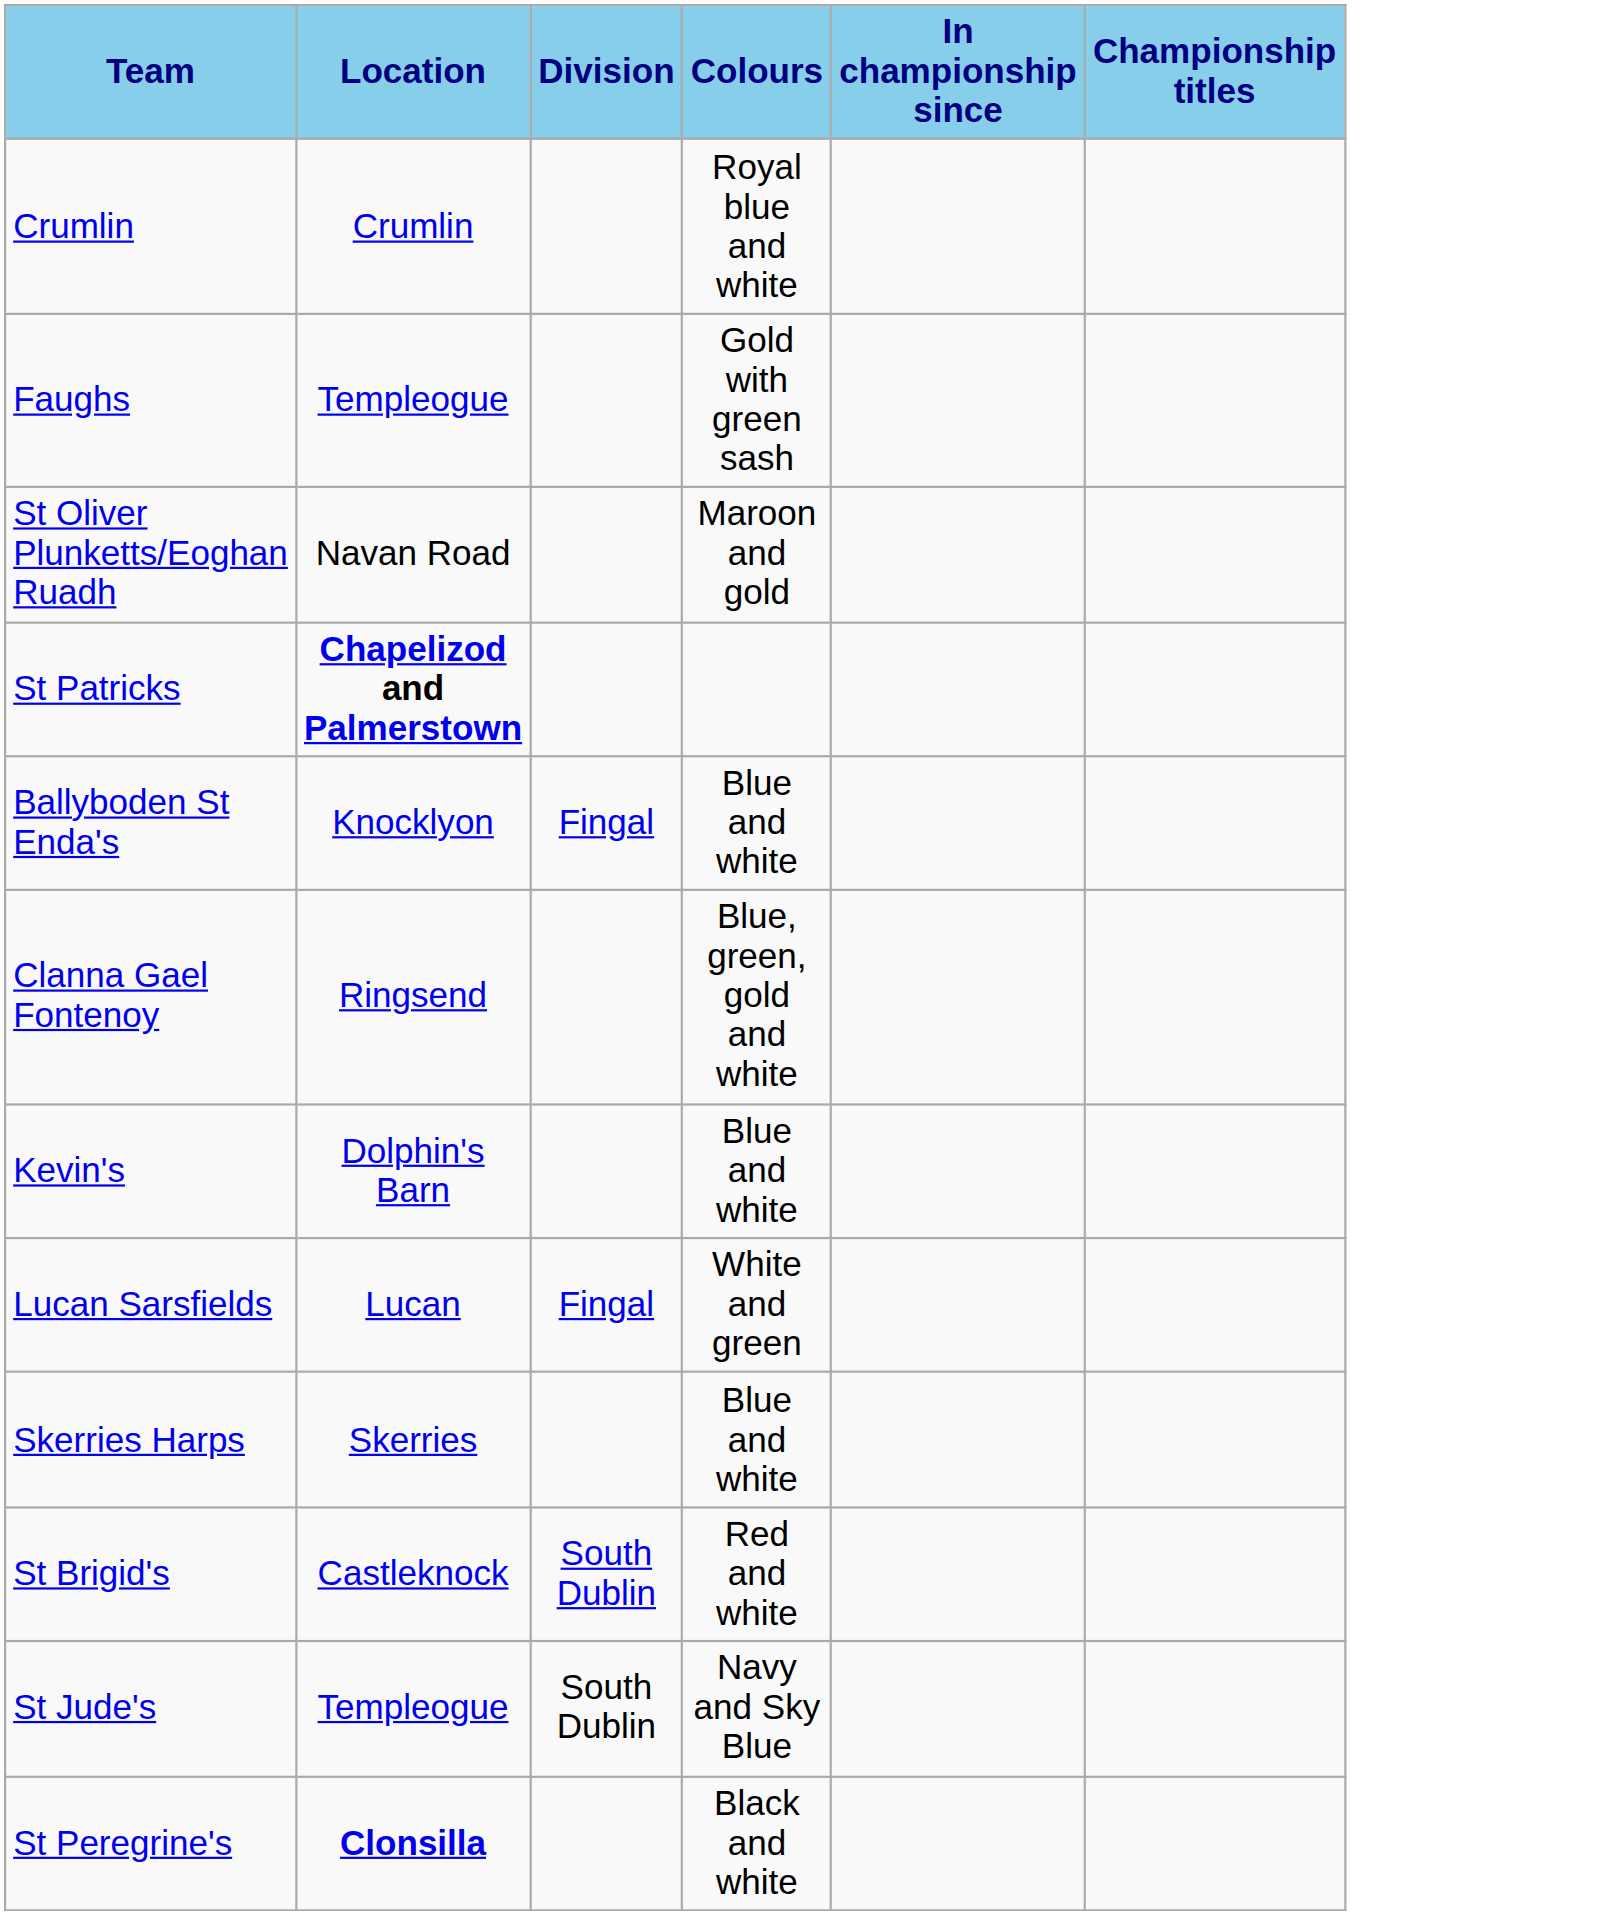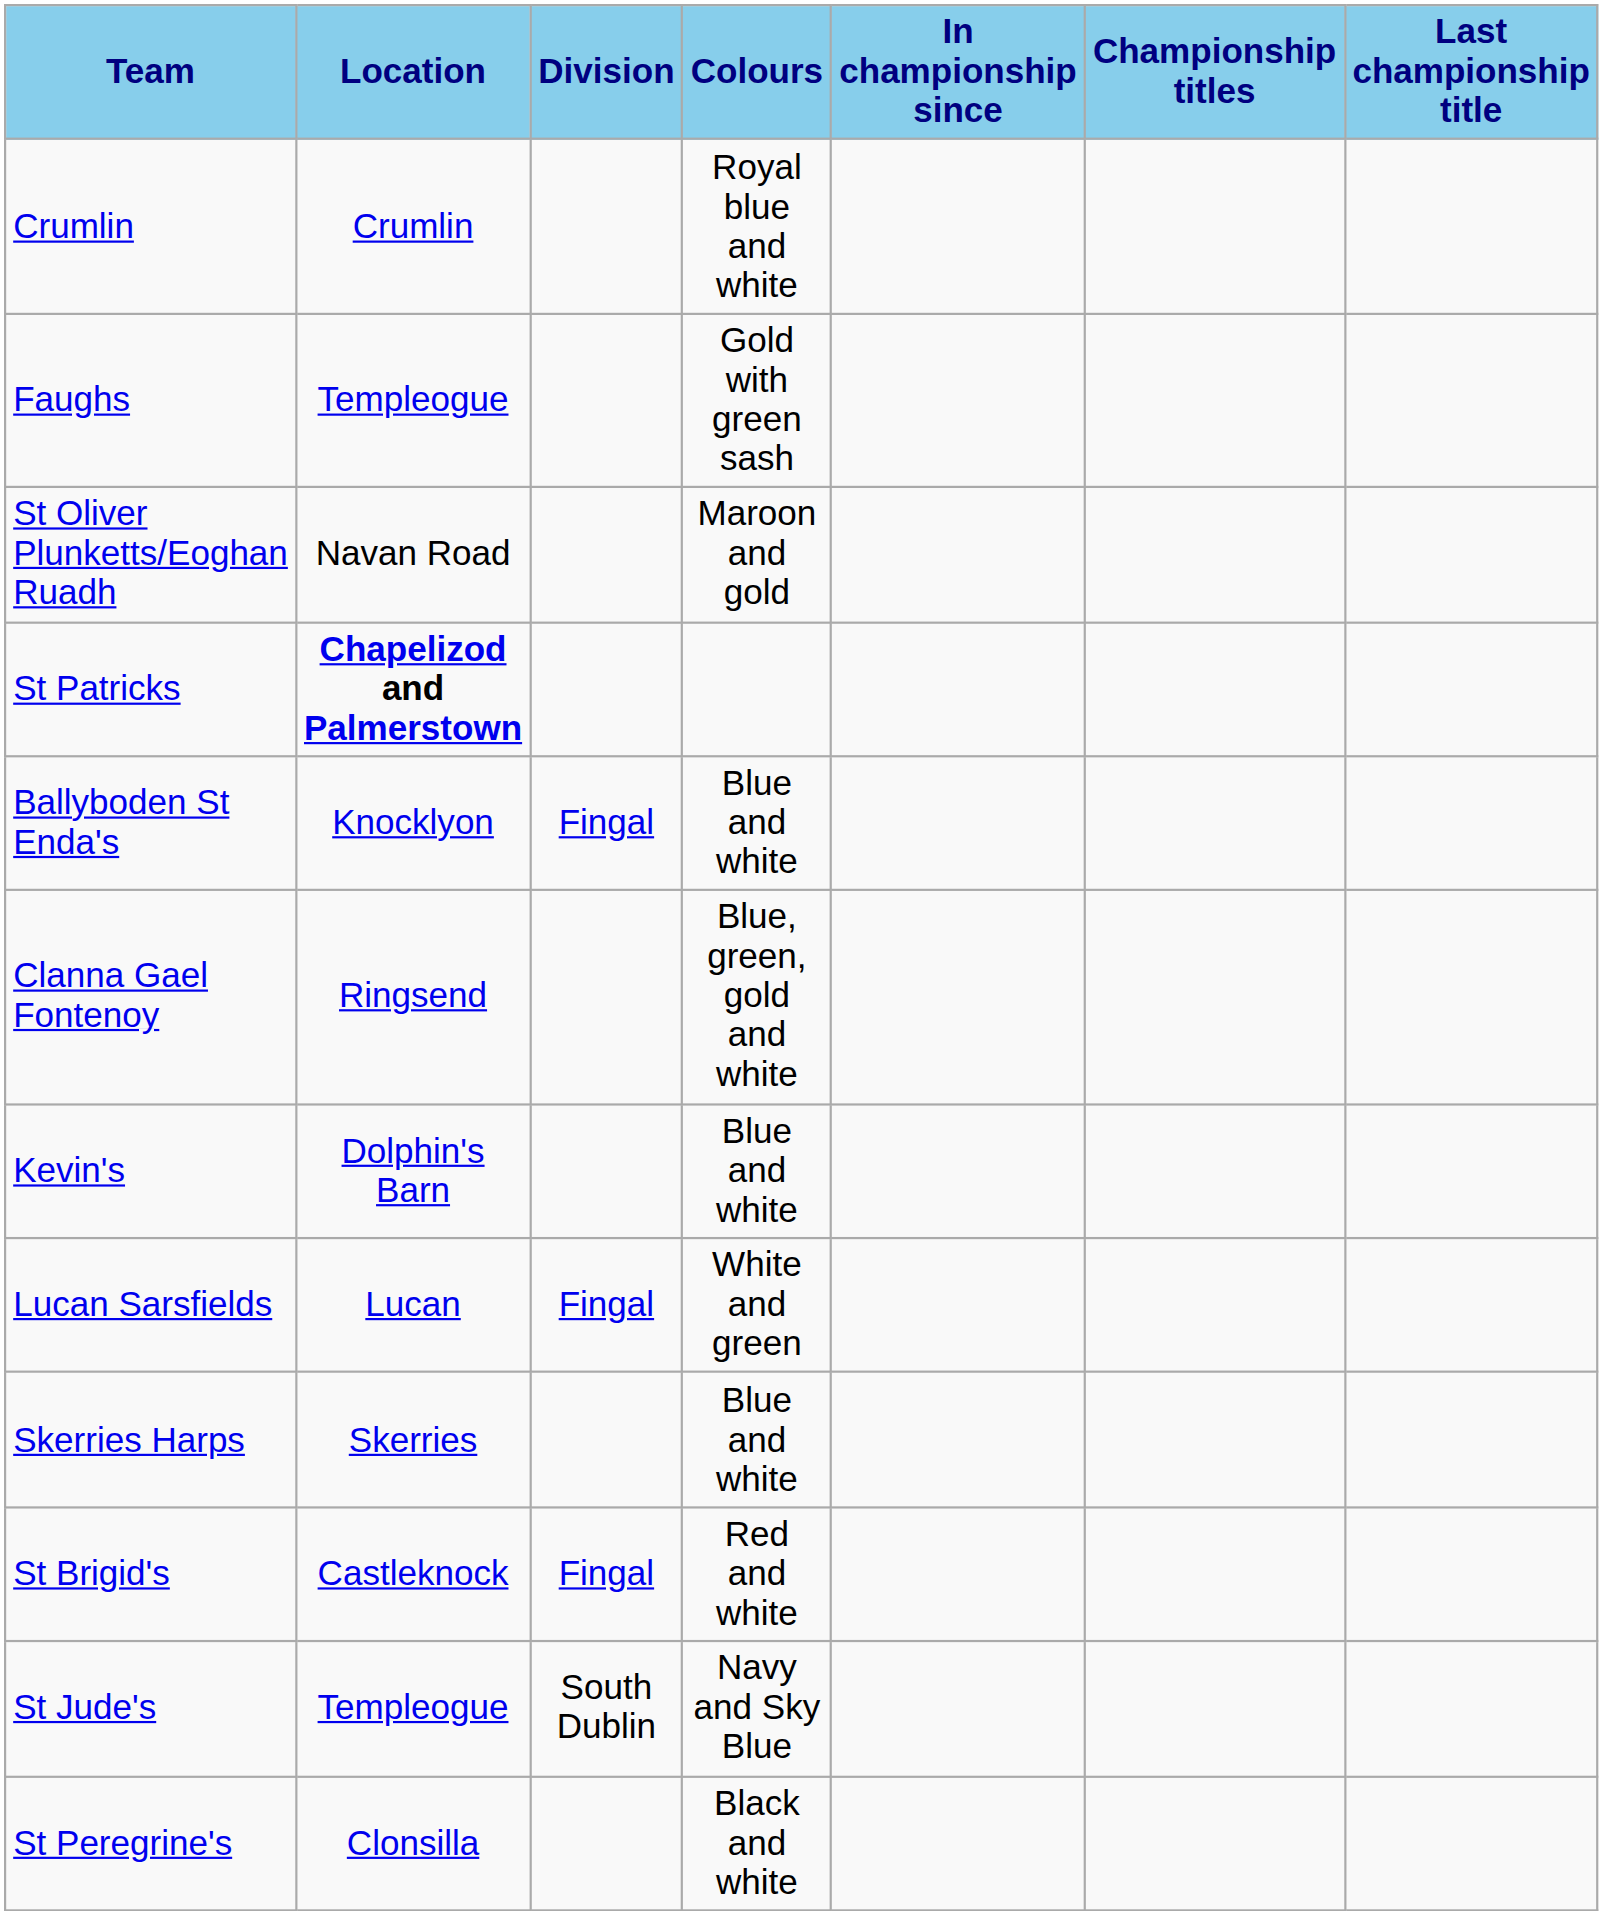+ column: (1471, 71)
(606, 1573) South Dublin -> (606, 1573) Fingal
(413, 1842) bold -> (413, 1842) normal
